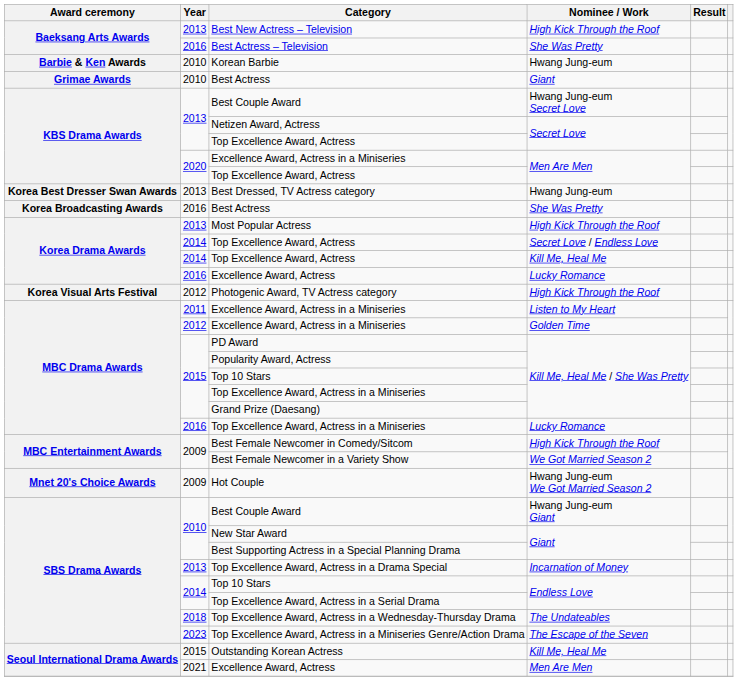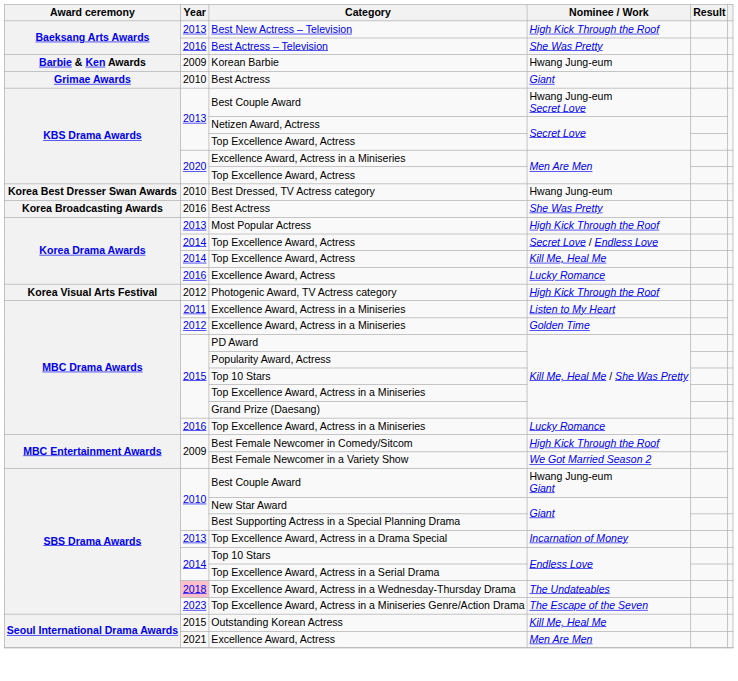(195, 63) 2010 -> (195, 63) 2009
(195, 192) 2013 -> (195, 192) 2010
- row: (238, 482)
(195, 617) no background -> (195, 589) pink background
